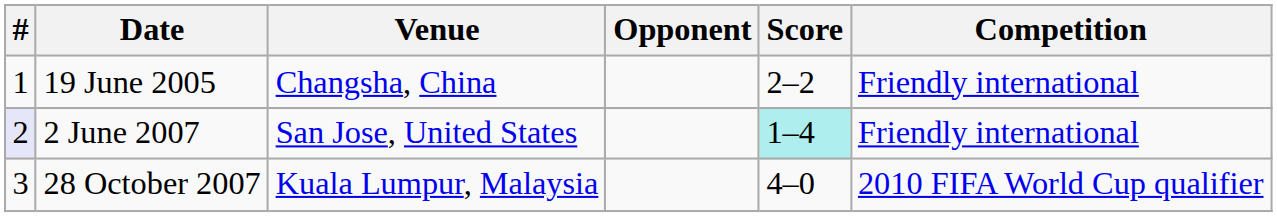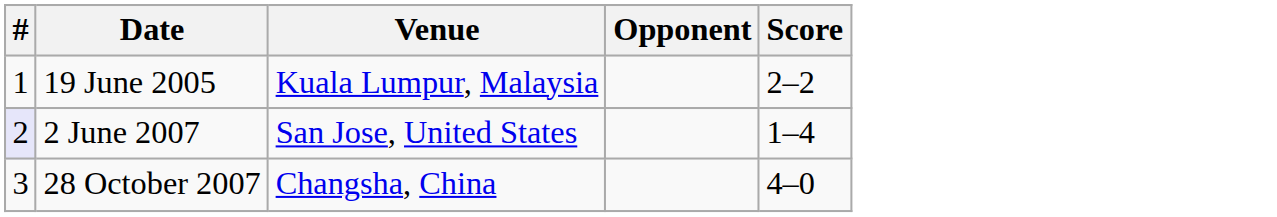- column: (1061, 30)
(386, 81) Changsha, China -> (437, 81) Kuala Lumpur, Malaysia
(791, 132) paleturquoise background -> (791, 132) no background
(437, 183) Kuala Lumpur, Malaysia -> (386, 183) Changsha, China
